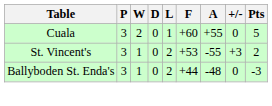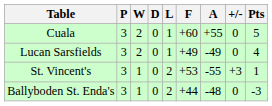+ row: (61, 52)
(256, 52) 2 -> (256, 71) 1
